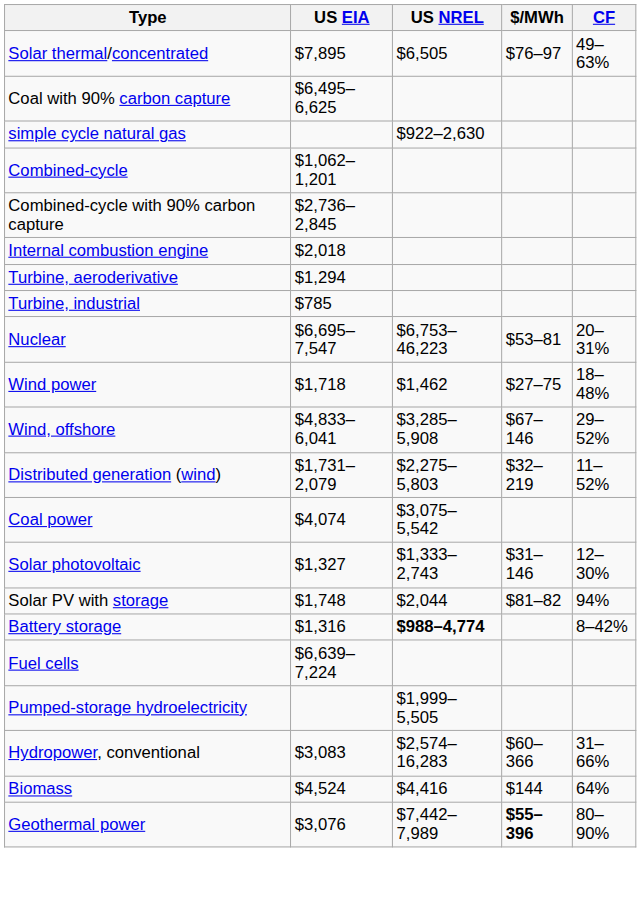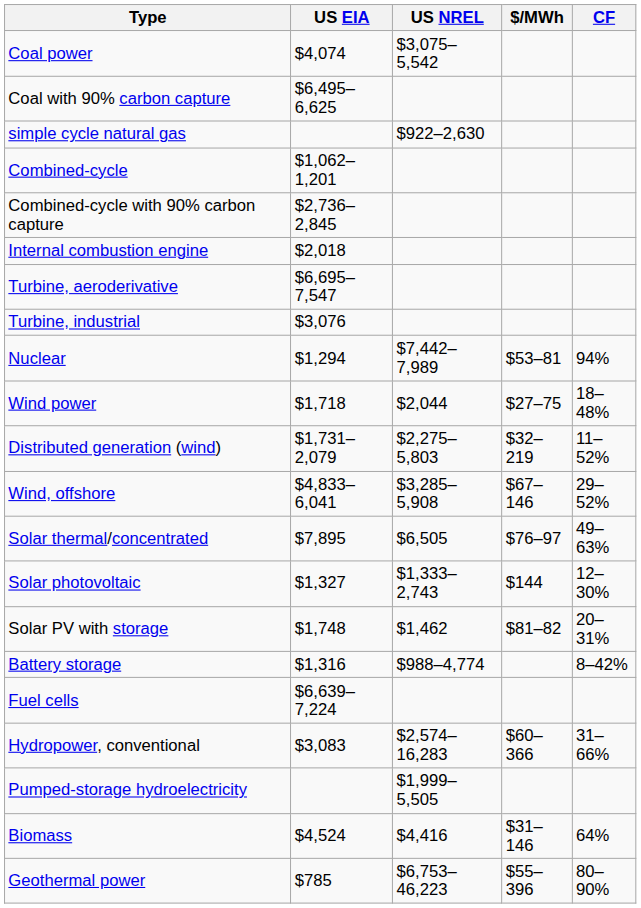rows swapped: (50, 519) <-> (108, 53)
(320, 277) $1,294 -> (325, 286) $6,695–7,547
(313, 303) $785 -> (320, 322) $3,076
(325, 339) $6,695–7,547 -> (320, 358) $1,294
(427, 339) $6,753–46,223 -> (427, 358) $7,442–7,989
(593, 339) 20–31% -> (593, 358) 94%
(422, 384) $1,462 -> (422, 403) $2,044
rows swapped: (62, 429) <-> (115, 474)
(524, 564) $31–146 -> (524, 583) $144
(422, 600) $2,044 -> (422, 628) $1,462
(593, 600) 94% -> (593, 628) 20–31%
(440, 627) bold -> (440, 664) normal
rows swapped: (128, 707) <-> (104, 753)
(524, 788) $144 -> (524, 835) $31–146
(320, 824) $3,076 -> (313, 880) $785
(427, 824) $7,442–7,989 -> (427, 880) $6,753–46,223
(524, 824) bold -> (524, 880) normal
